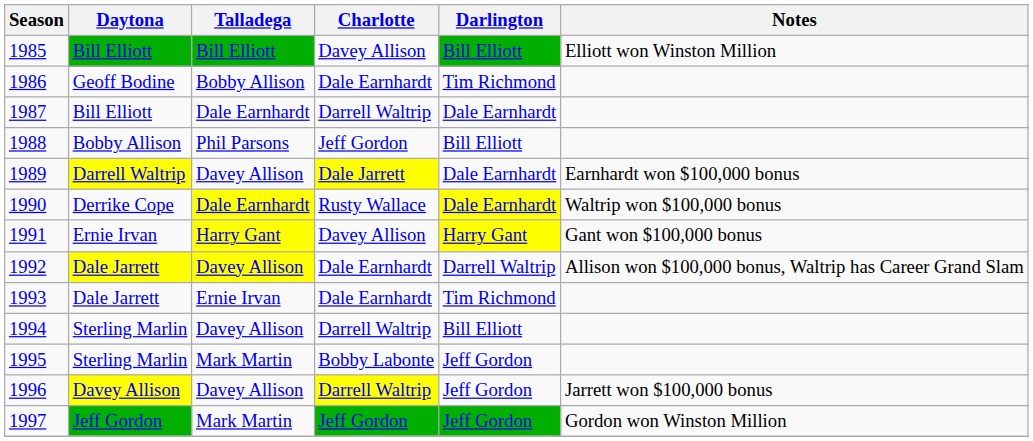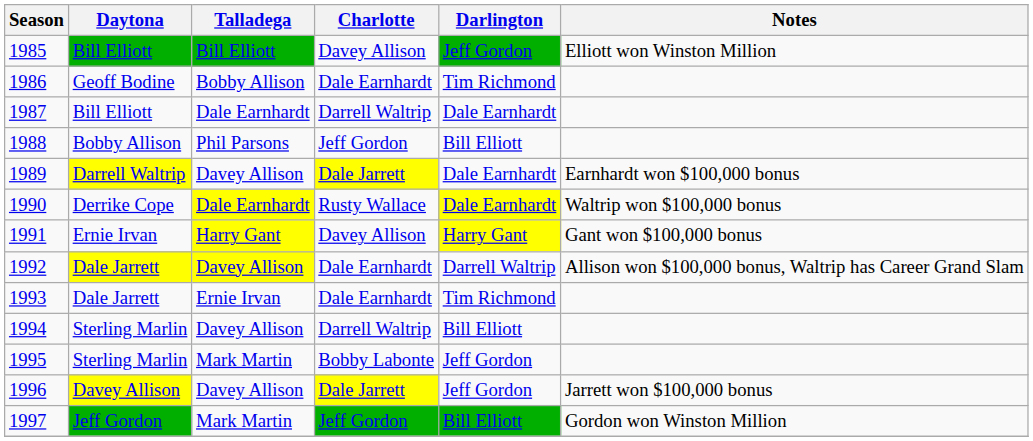(482, 50) Bill Elliott -> (487, 50) Jeff Gordon
(375, 390) Darrell Waltrip -> (362, 390) Dale Jarrett
(487, 420) Jeff Gordon -> (482, 420) Bill Elliott
